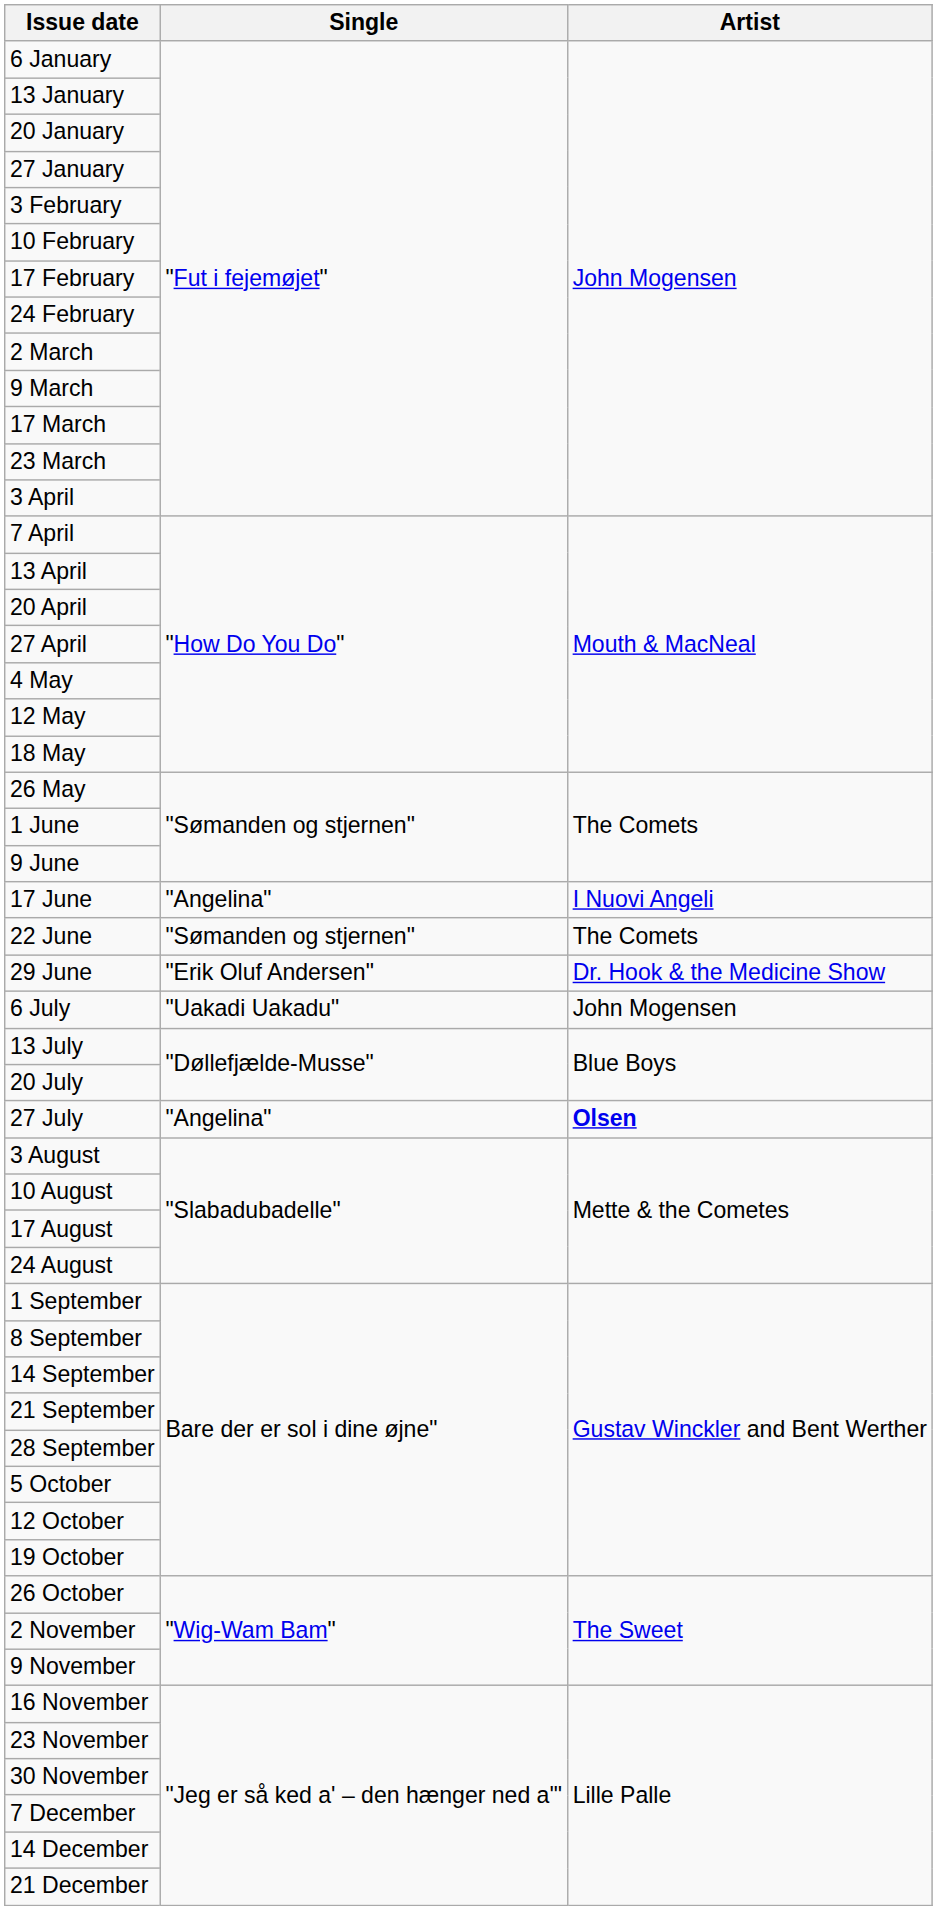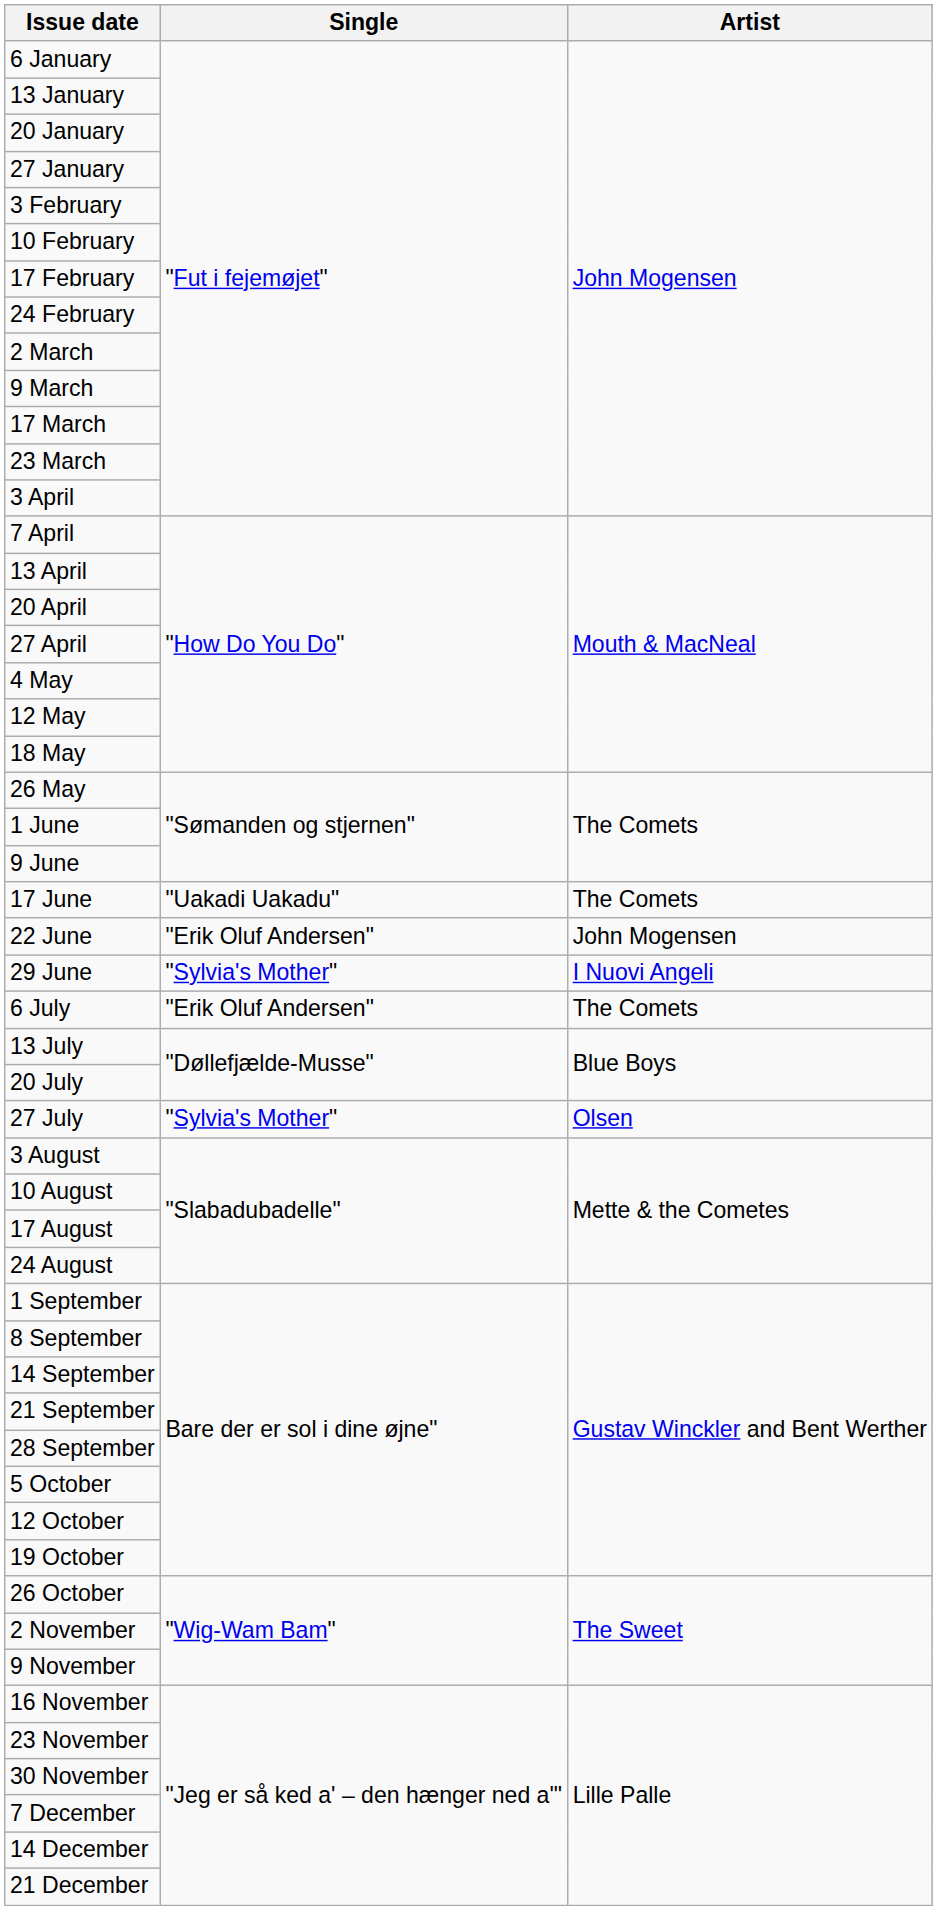(218, 899) "Angelina" -> (252, 899) "Uakadi Uakadu"
(643, 899) I Nuovi Angeli -> (635, 899) The Comets
(290, 936) "Sømanden og stjernen" -> (270, 936) "Erik Oluf Andersen"
(635, 936) The Comets -> (655, 936) John Mogensen
(270, 972) "Erik Oluf Andersen" -> (251, 972) "Sylvia's Mother"
(729, 972) Dr. Hook & the Medicine Show -> (643, 972) I Nuovi Angeli
(252, 1009) "Uakadi Uakadu" -> (270, 1009) "Erik Oluf Andersen"
(655, 1009) John Mogensen -> (635, 1009) The Comets
(218, 1118) "Angelina" -> (251, 1118) "Sylvia's Mother"
(605, 1118) bold -> (603, 1118) normal
